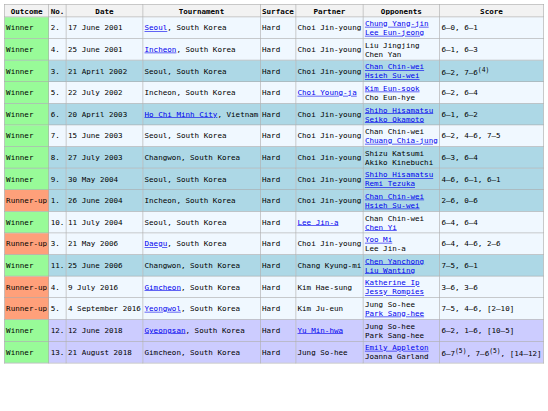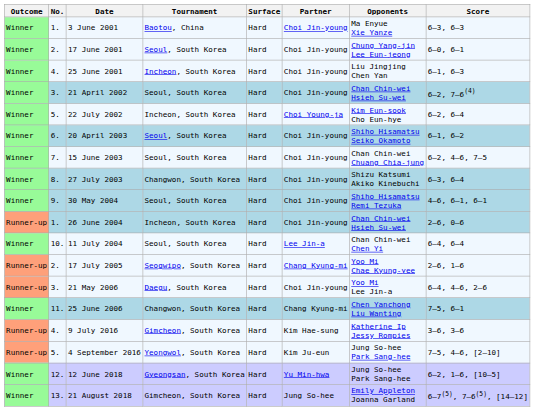+ row: (93, 27)
(201, 114) Ho Chi Minh City, Vietnam -> (186, 135) Seoul, South Korea
+ row: (95, 265)
